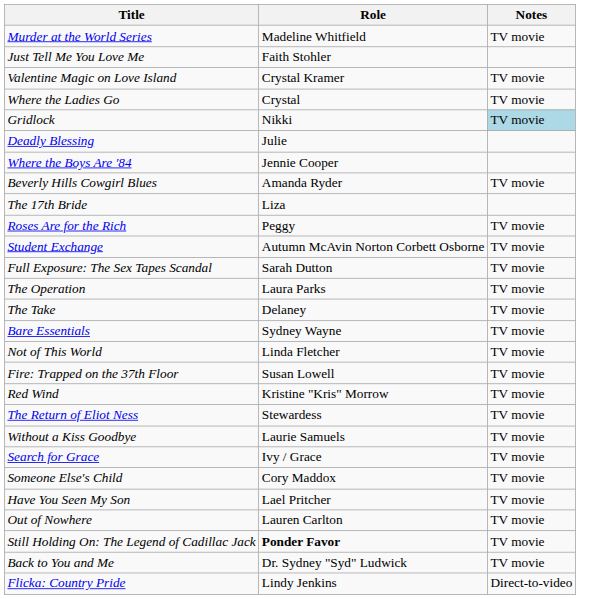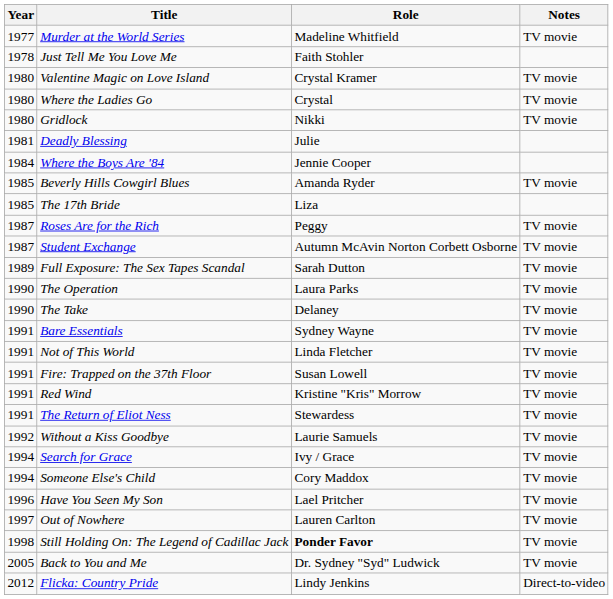+ column: (21, 15)
(517, 120) lightblue background -> (550, 120) no background
